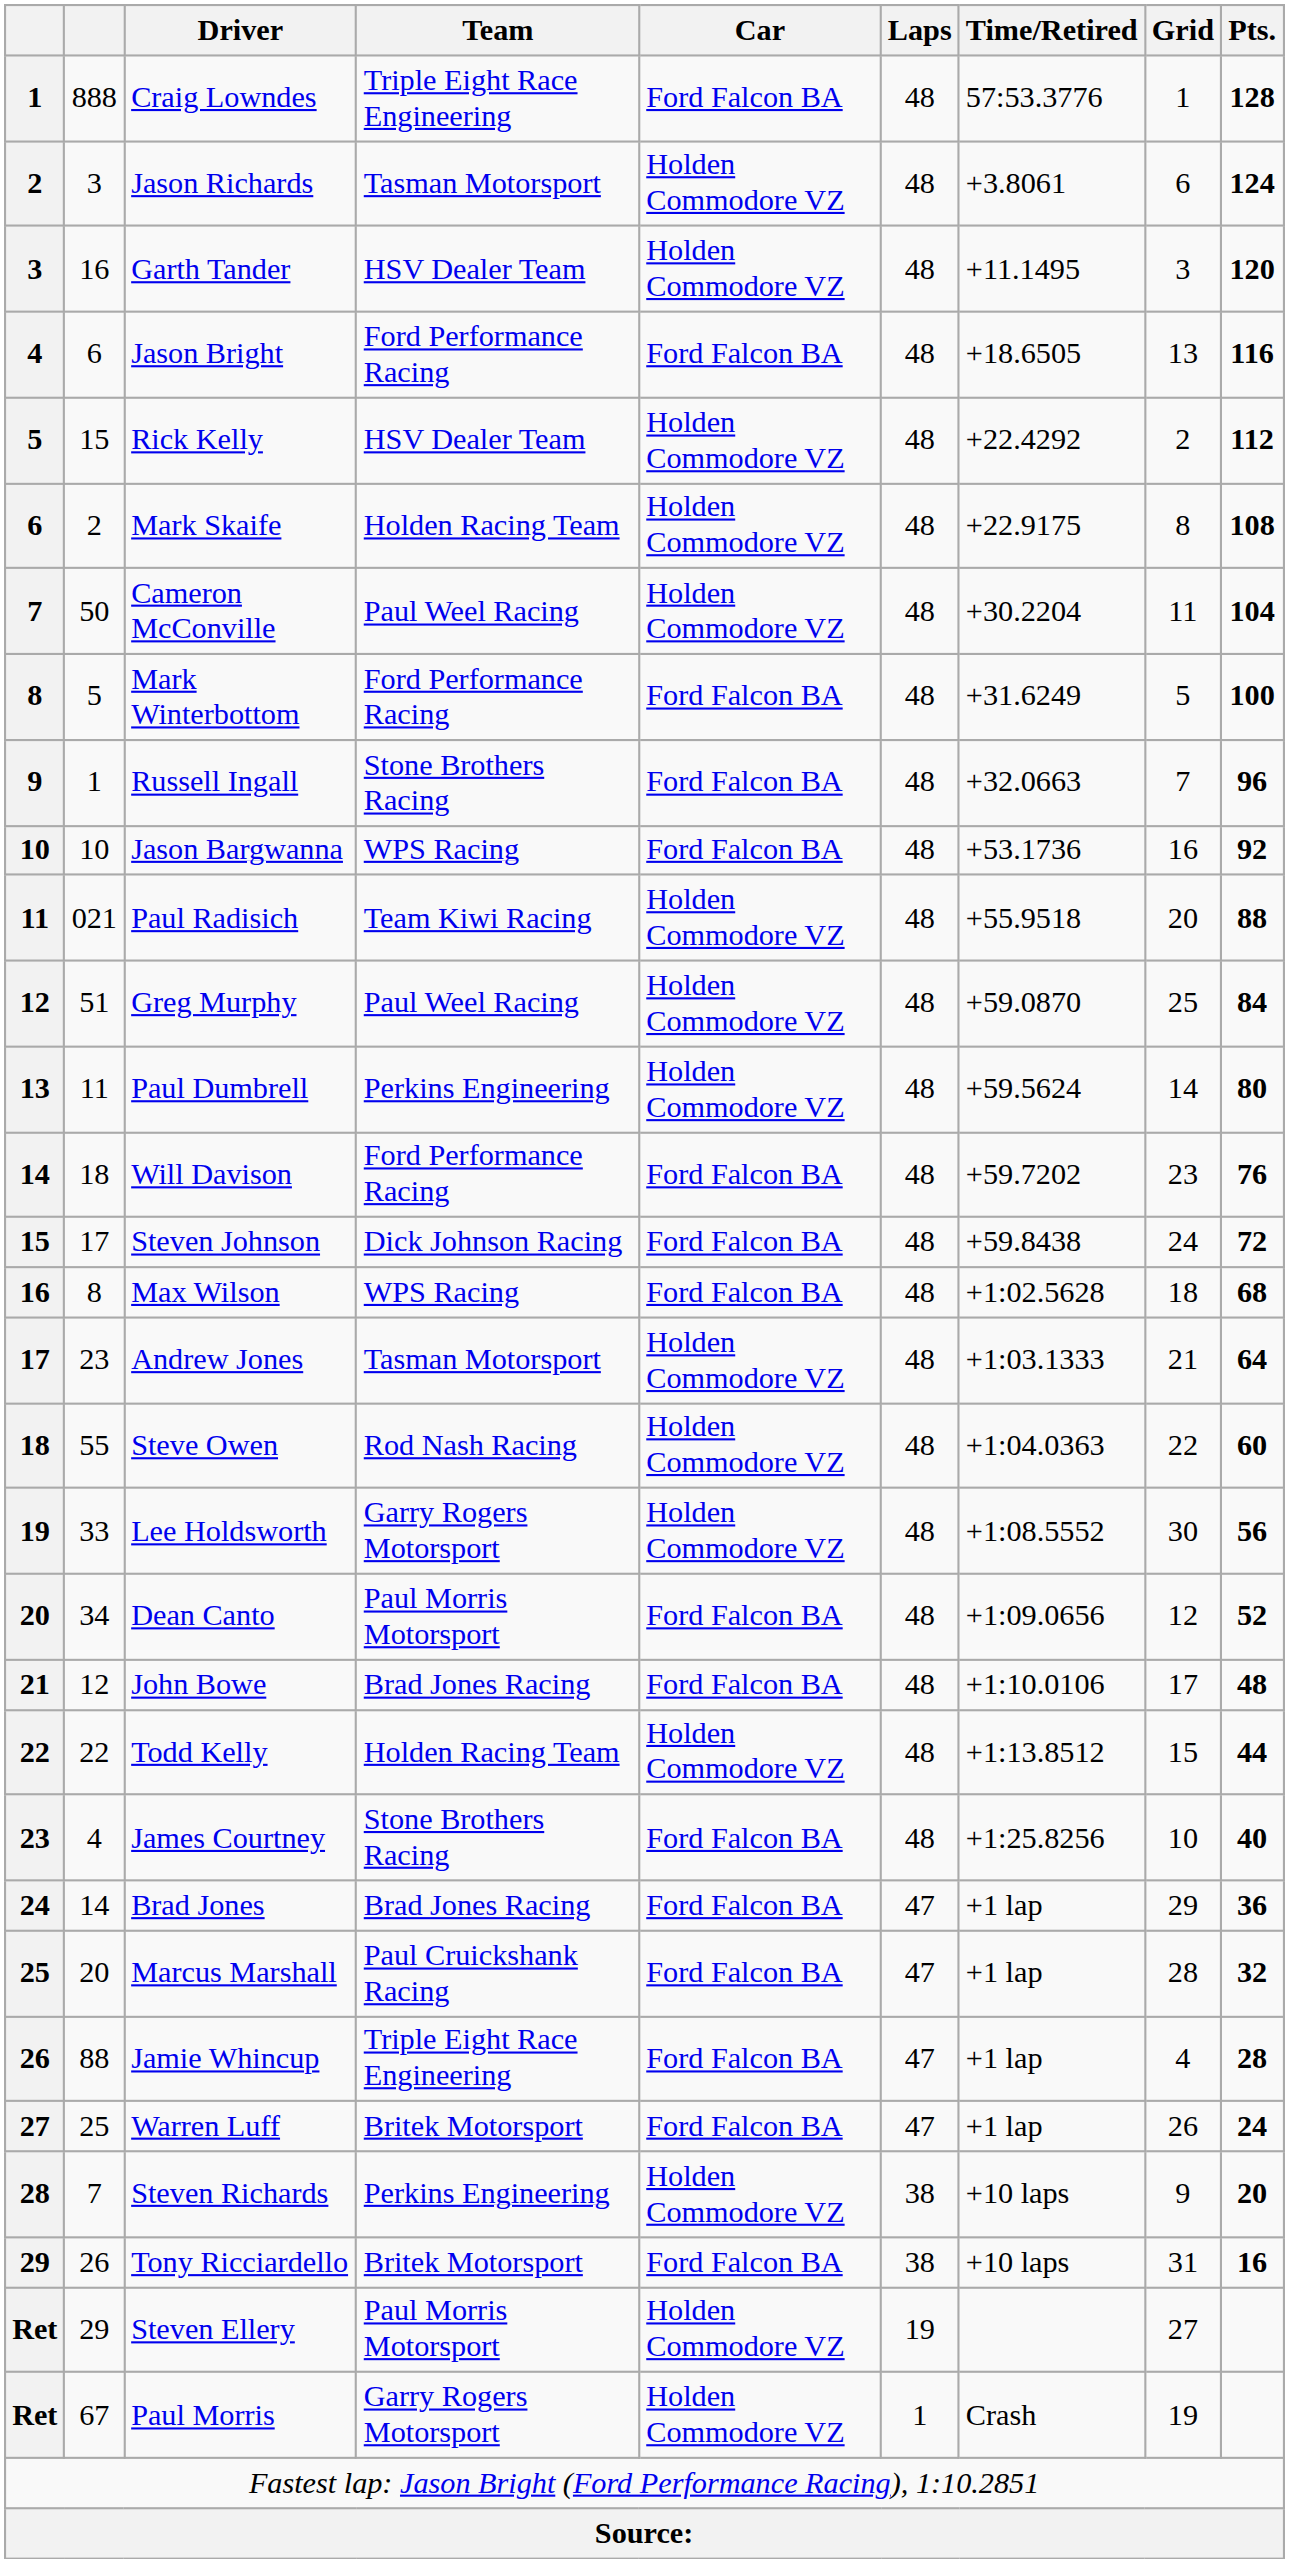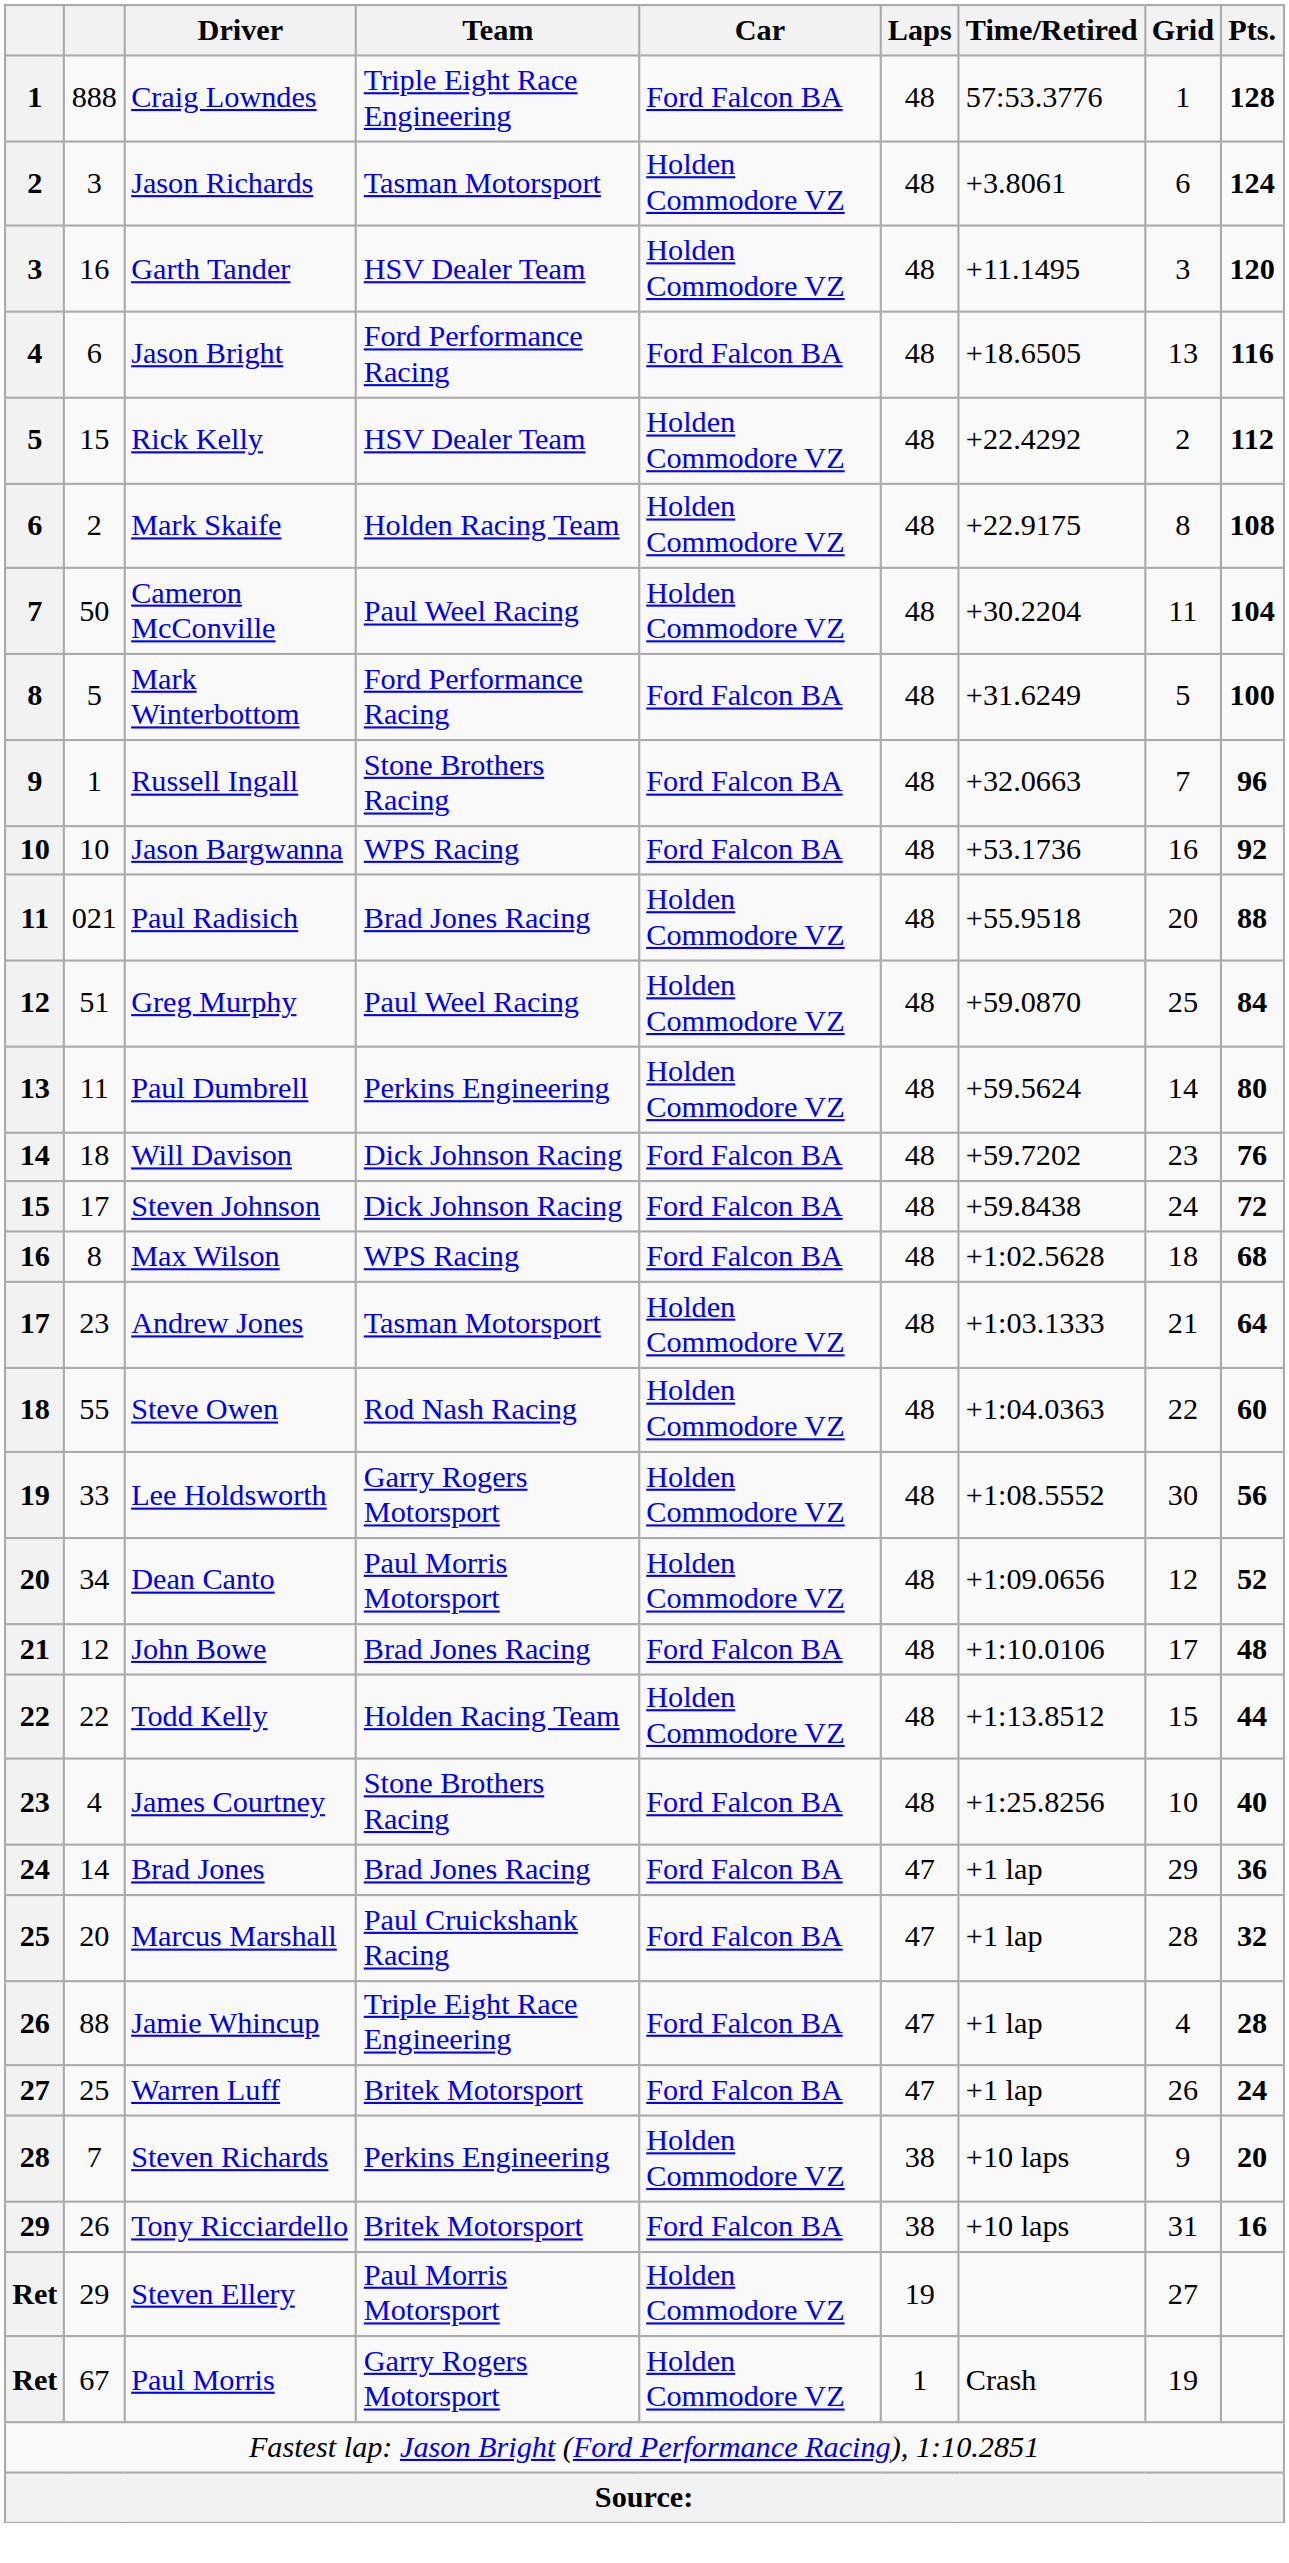(478, 917) Team Kiwi Racing -> (477, 917) Brad Jones Racing
(473, 1174) Ford Performance Racing -> (493, 1156) Dick Johnson Racing
(744, 1616) Ford Falcon BA -> (745, 1580) Holden Commodore VZ
